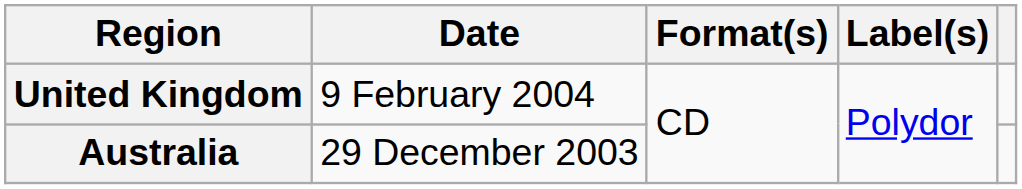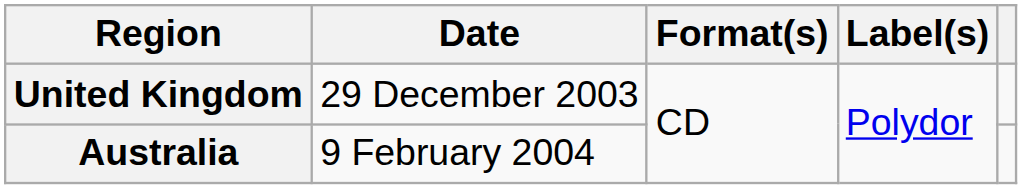(458, 93) 9 February 2004 -> (479, 93) 29 December 2003
(479, 152) 29 December 2003 -> (458, 152) 9 February 2004
